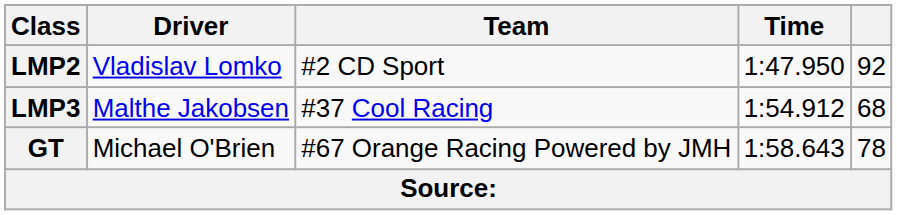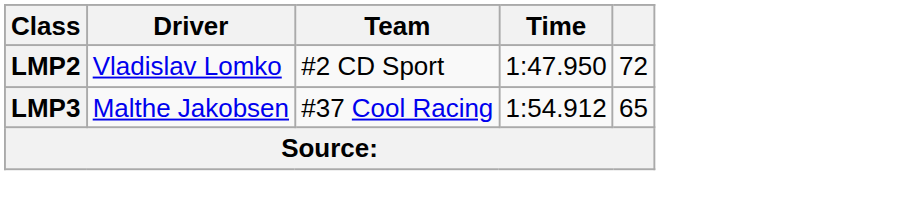(871, 66) 92 -> (633, 66) 72
(871, 107) 68 -> (633, 107) 65
- row: (46, 148)
